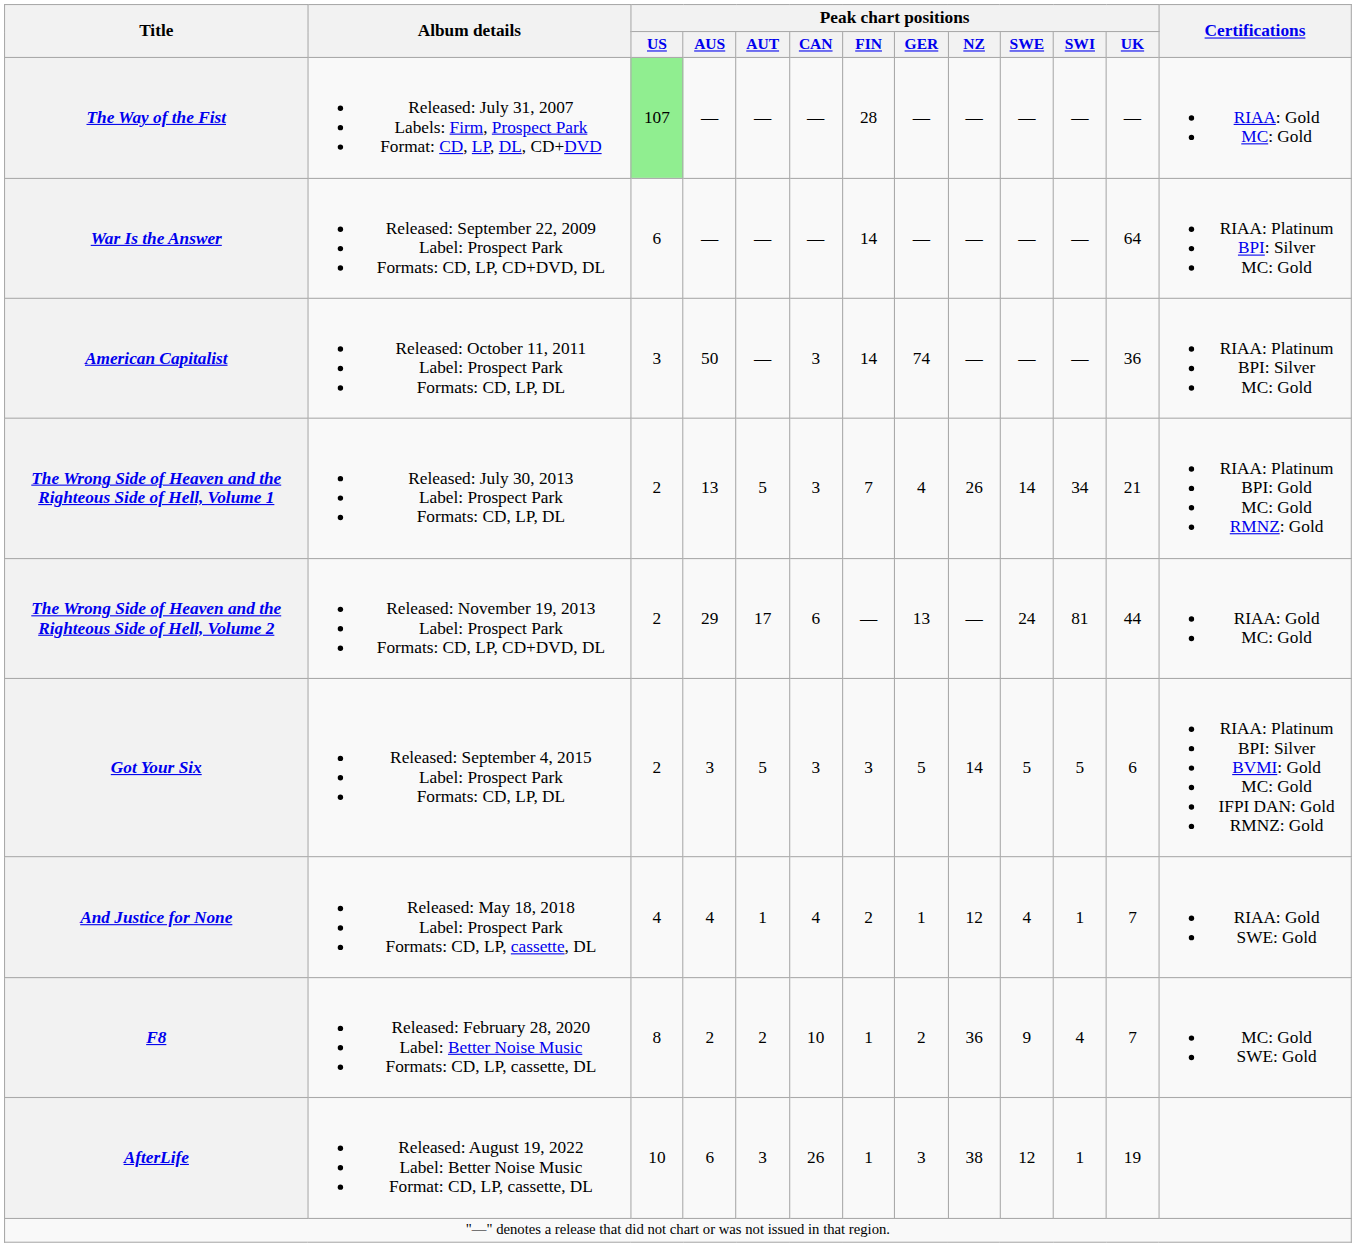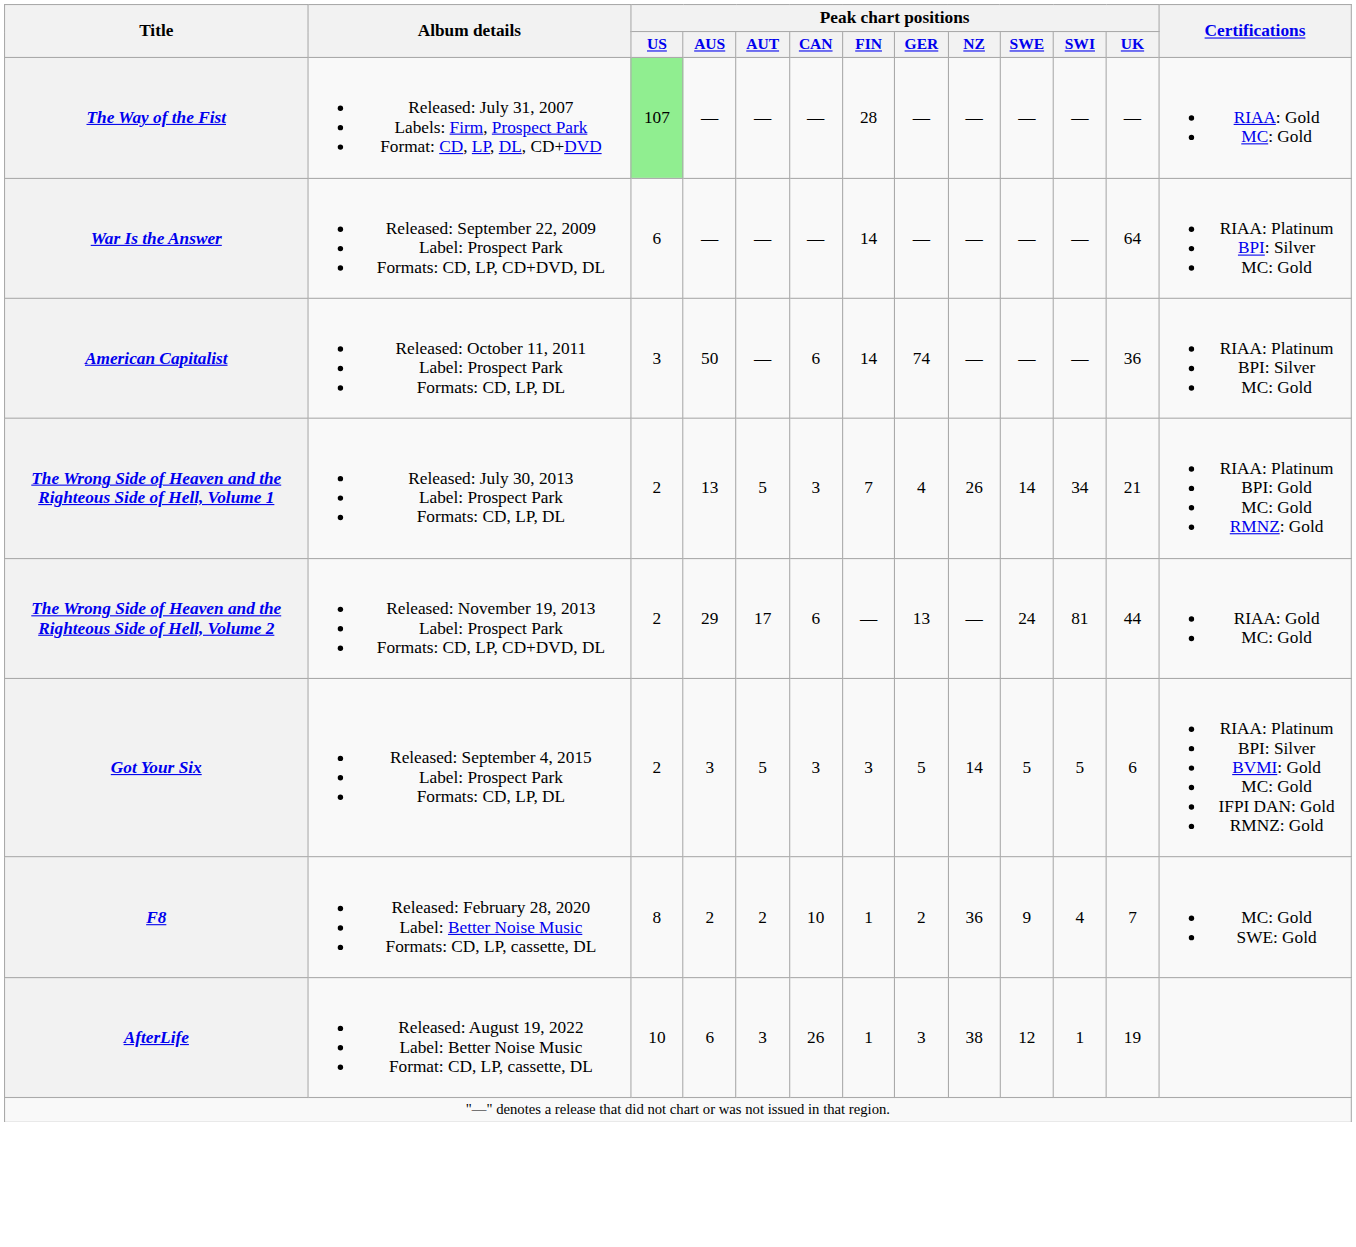(816, 358) 3 -> (816, 358) 6
- row: (156, 917)
